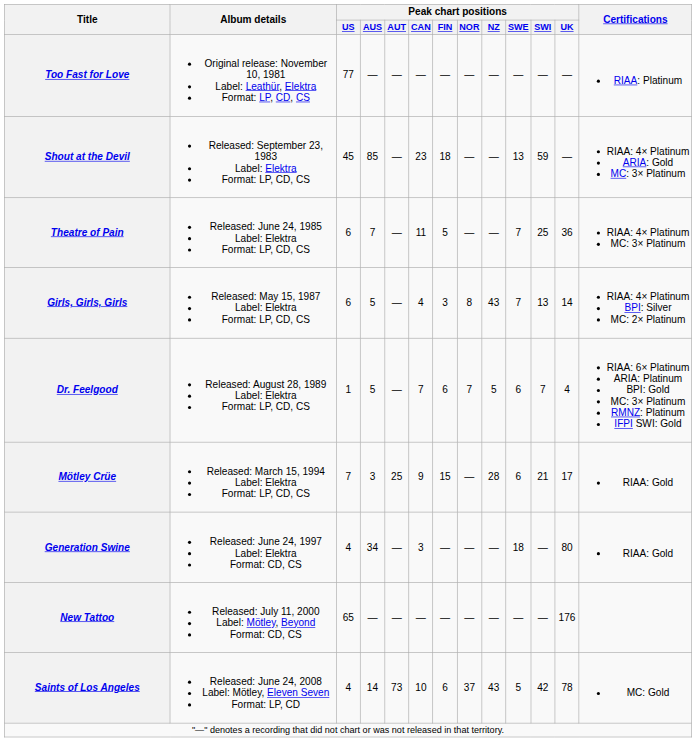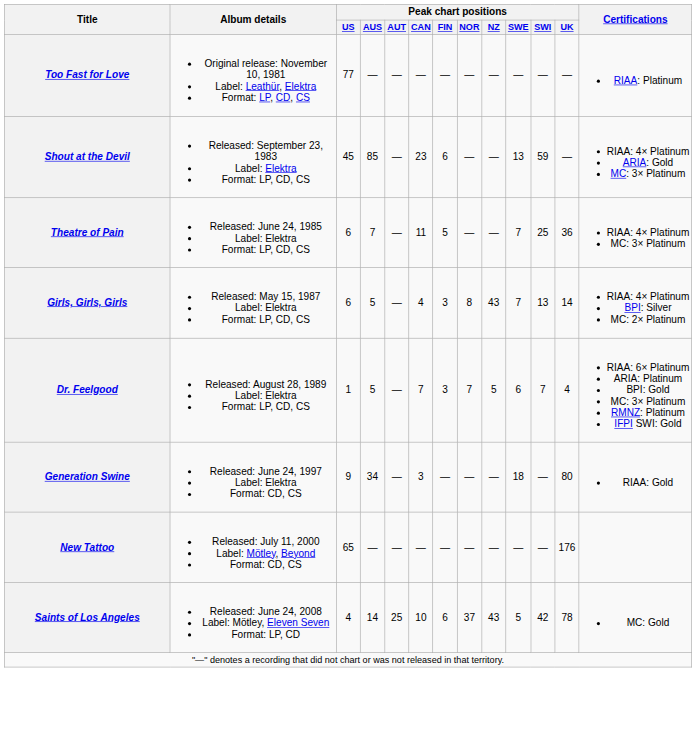(445, 157) 18 -> (445, 157) 6
(445, 390) 6 -> (445, 390) 3
- row: (87, 477)
(348, 547) 4 -> (348, 477) 9
(397, 687) 73 -> (397, 617) 25
